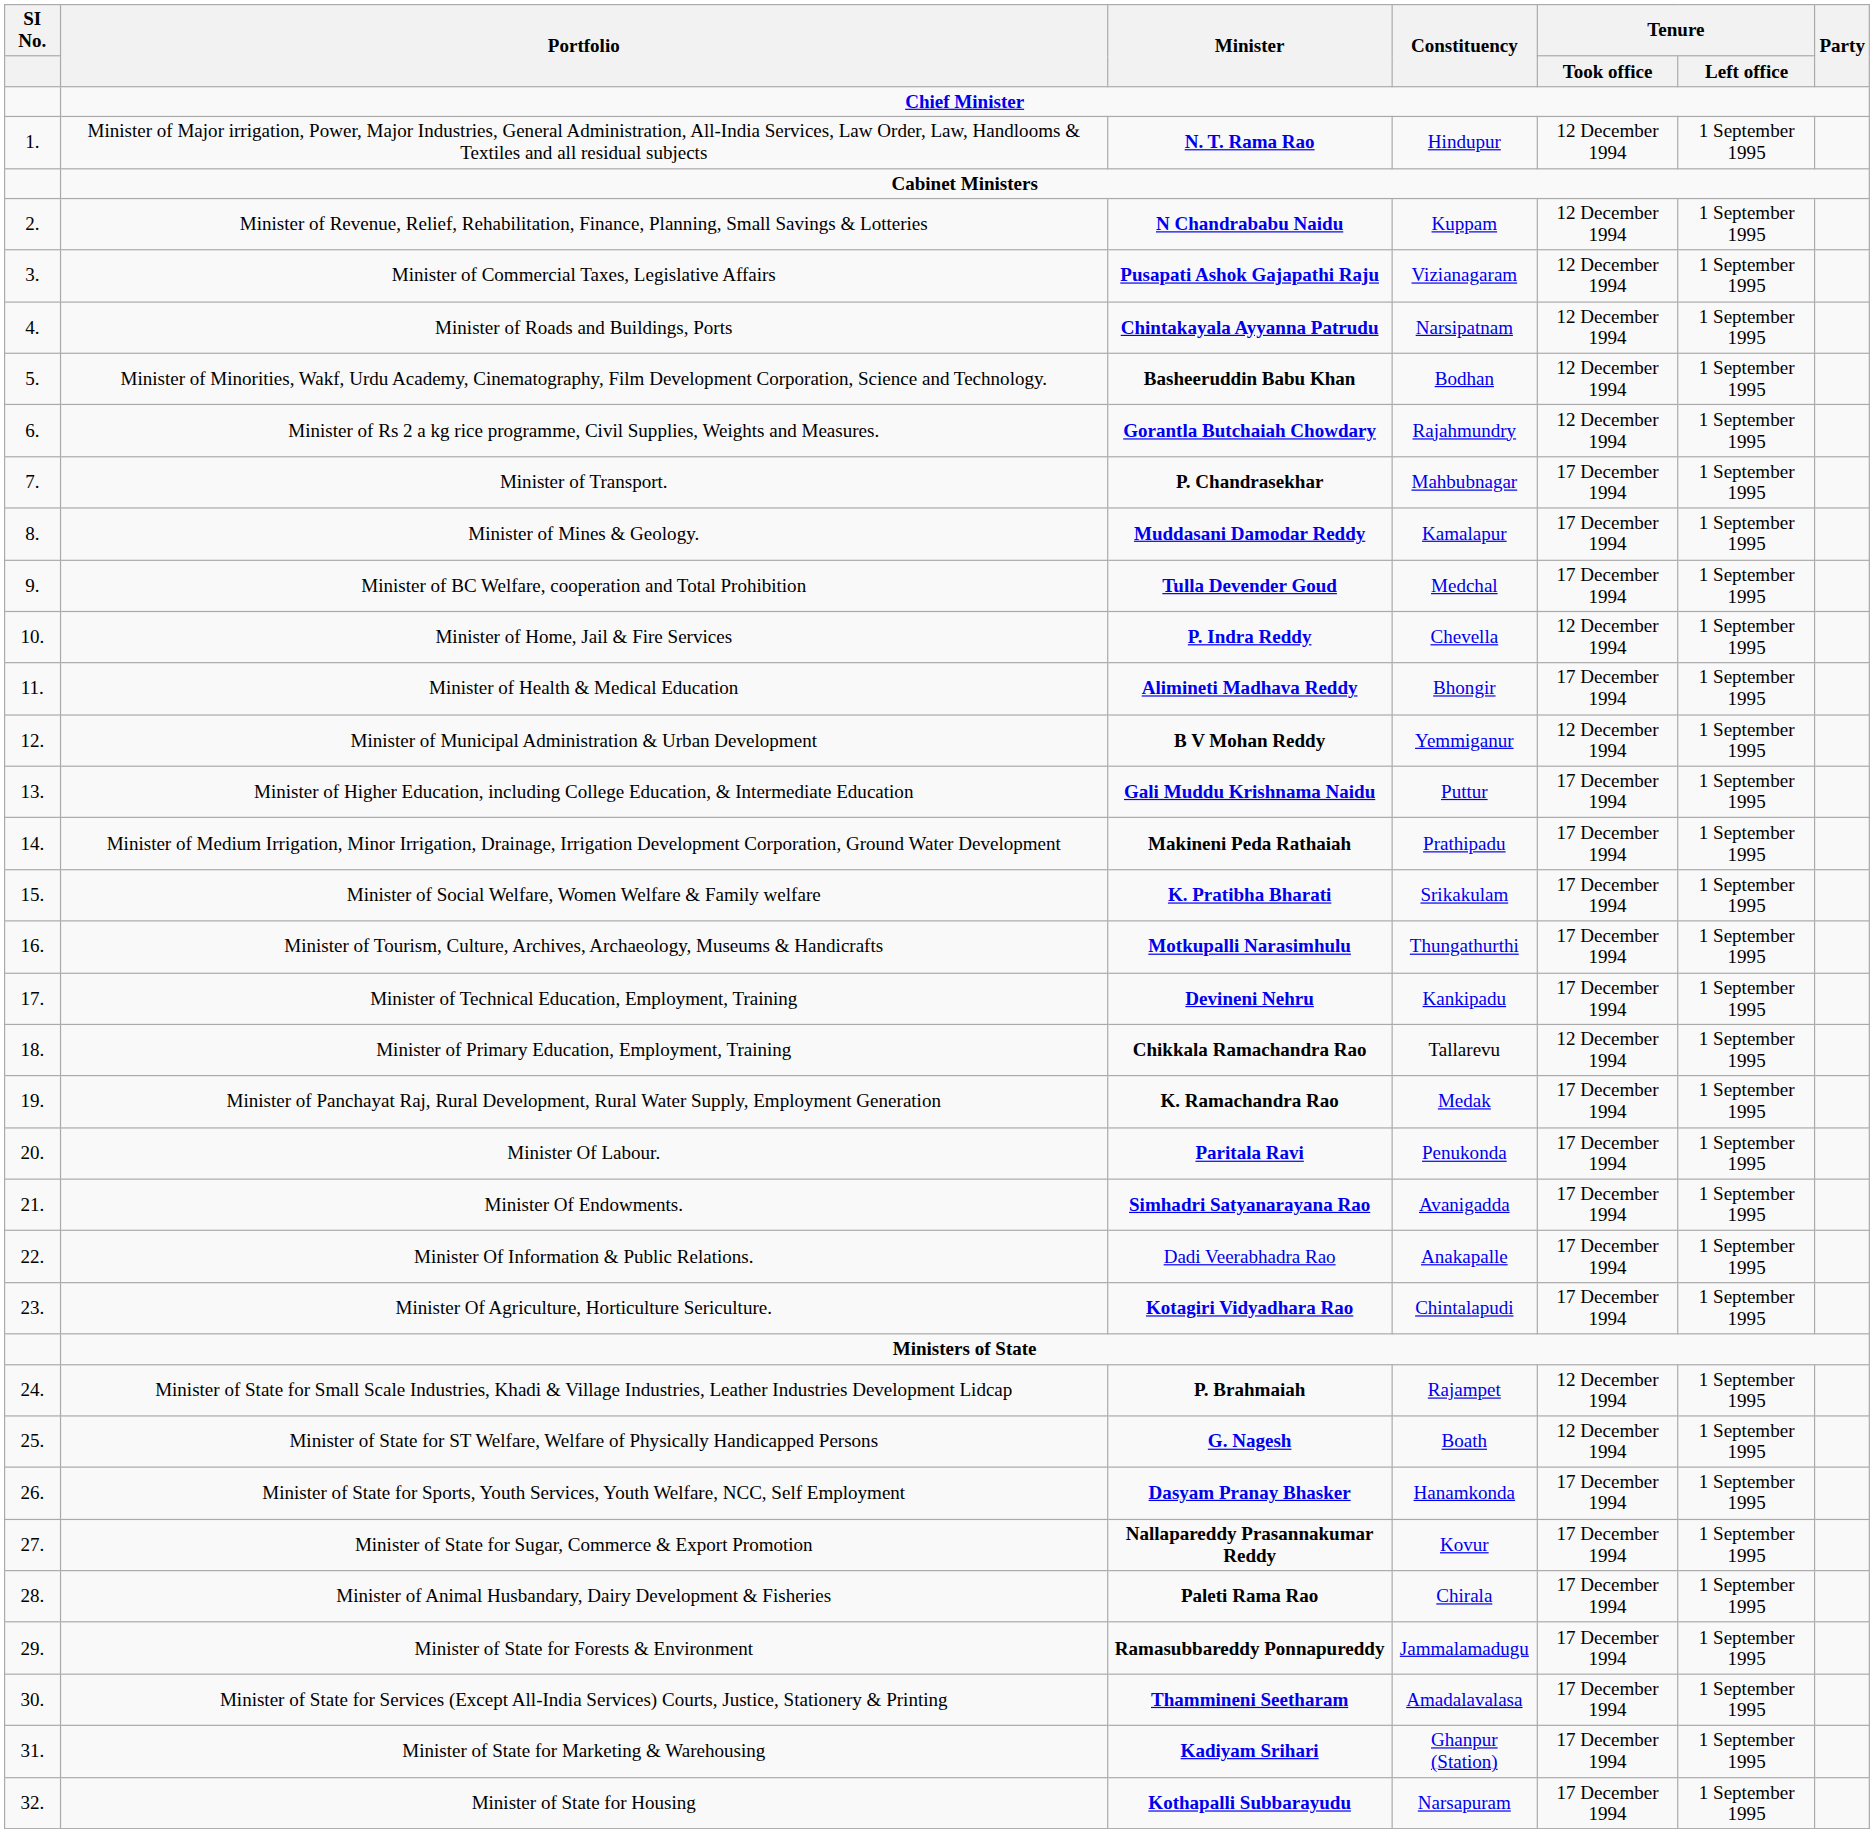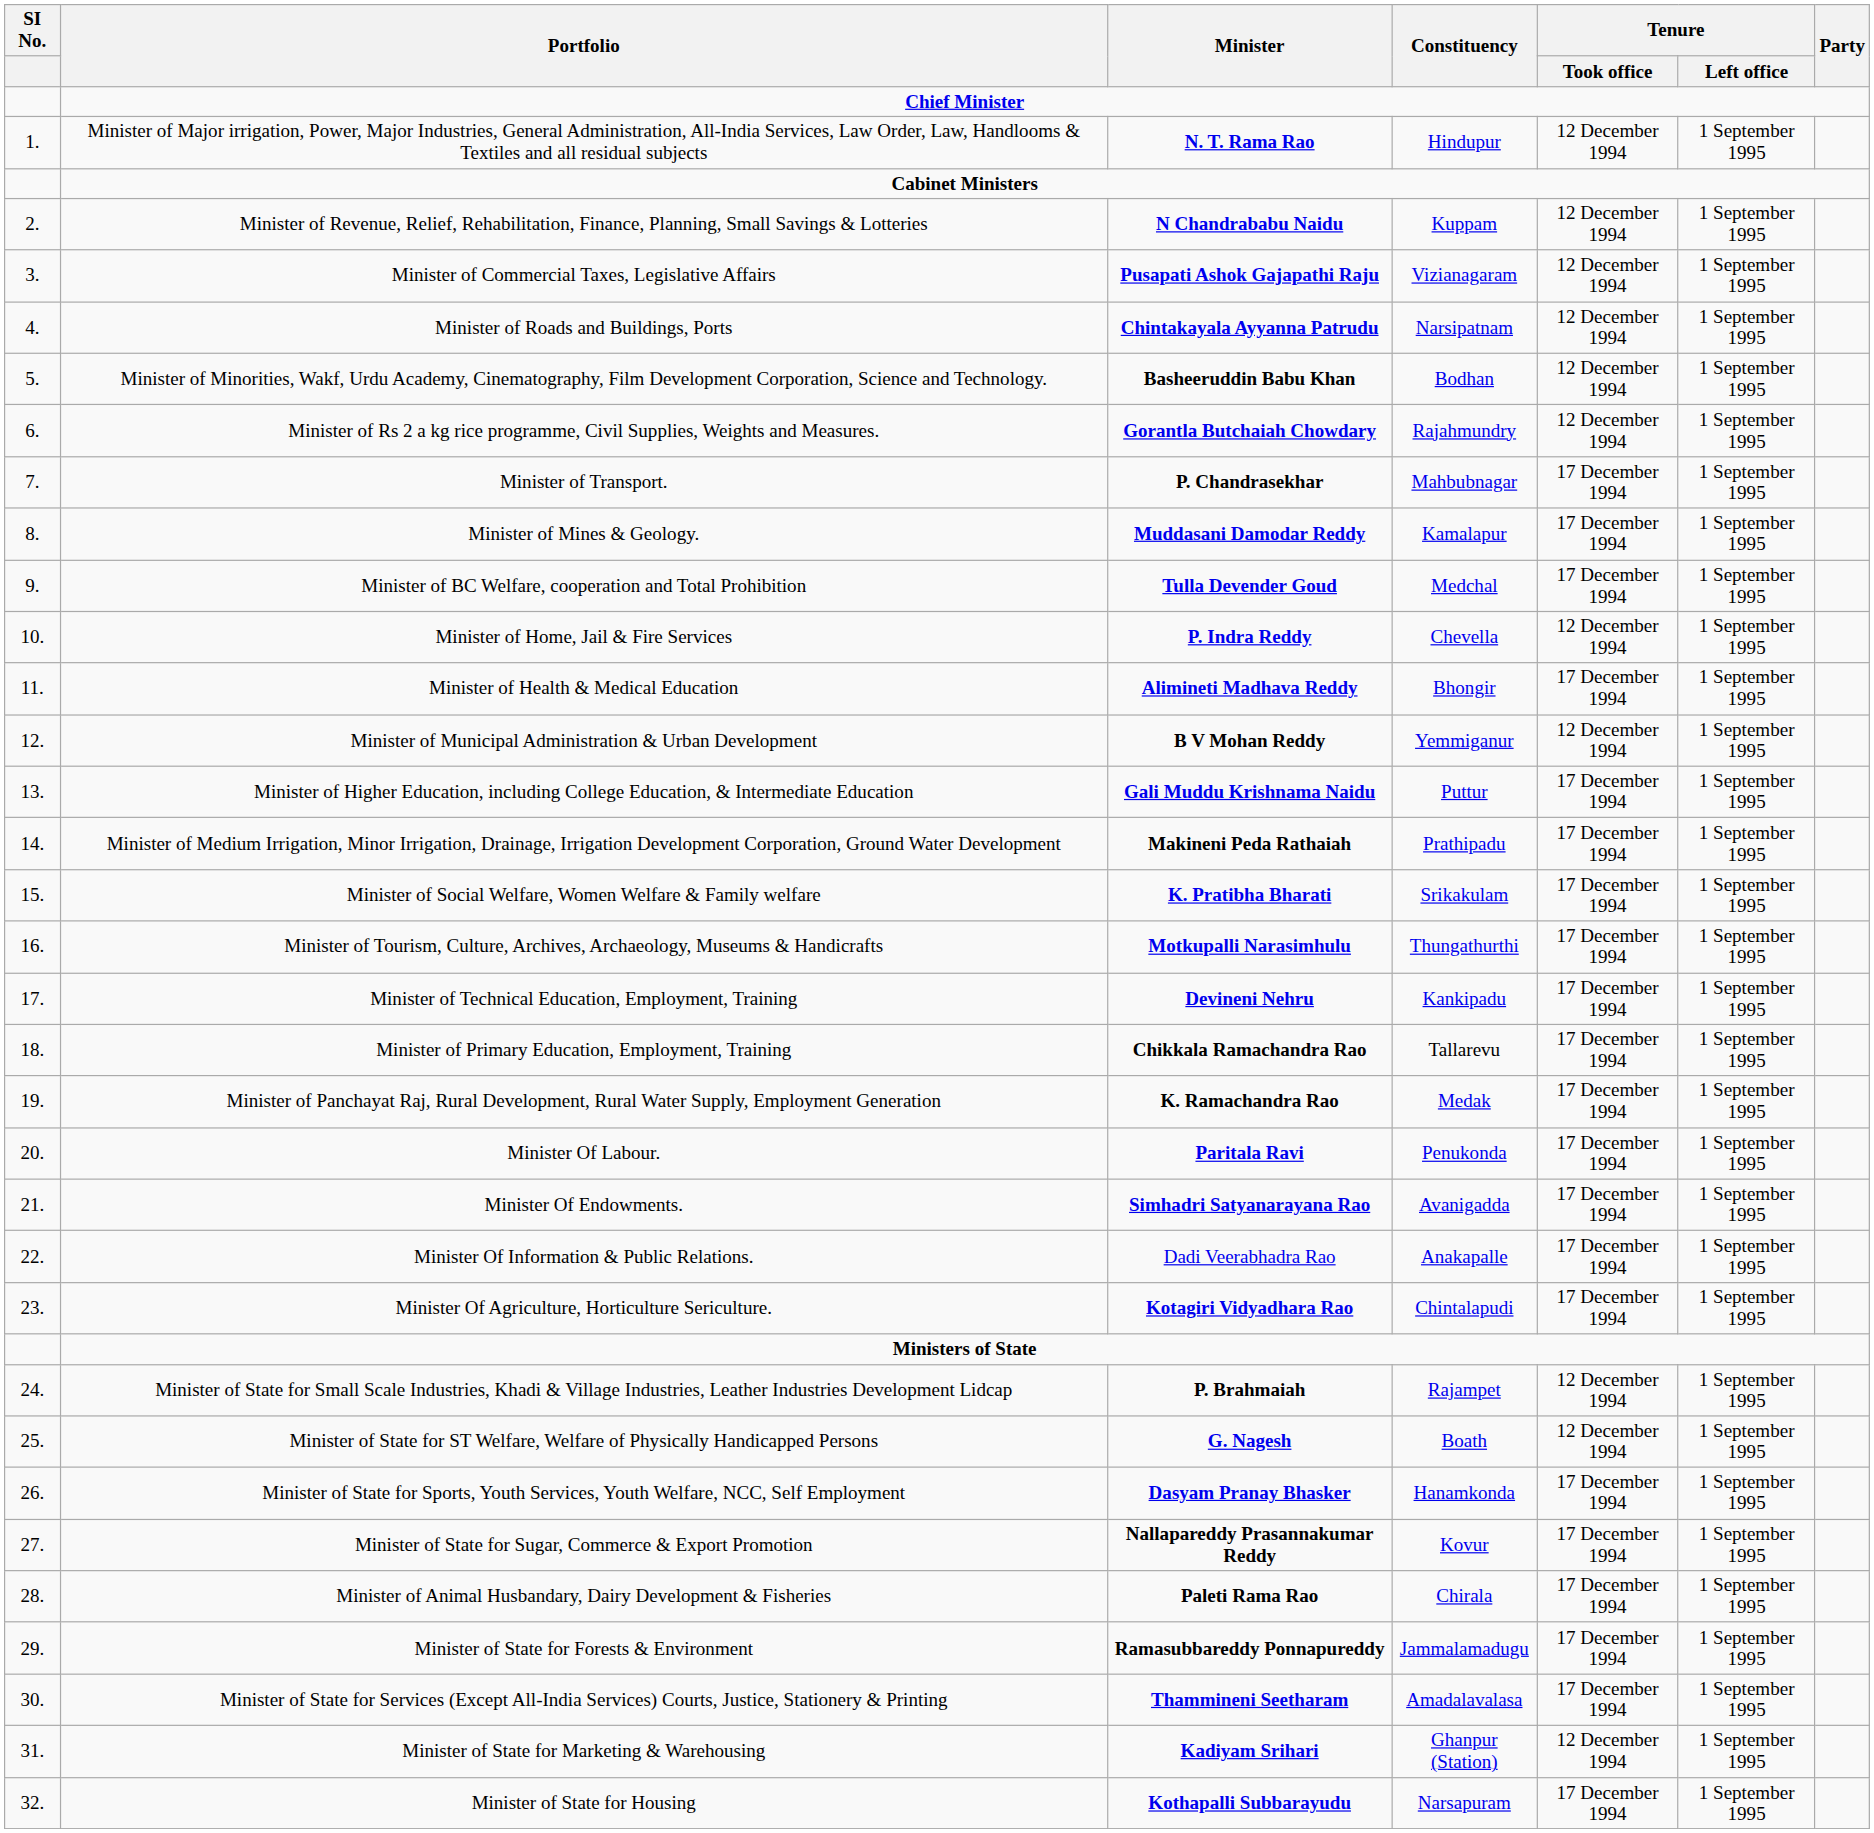(1608, 1049) 12 December 1994 -> (1608, 1049) 17 December 1994
(1608, 1751) 17 December 1994 -> (1608, 1751) 12 December 1994
